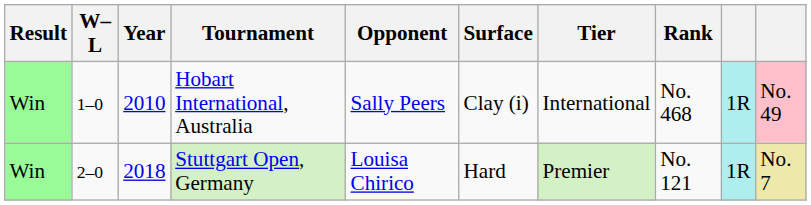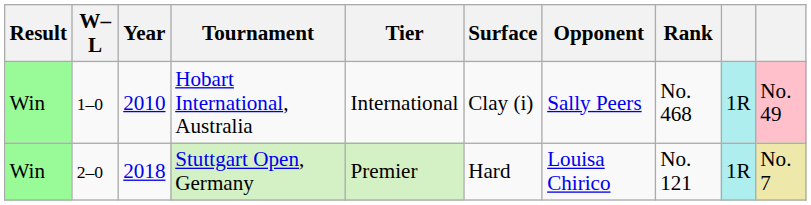columns swapped: (596, 33) <-> (402, 33)
